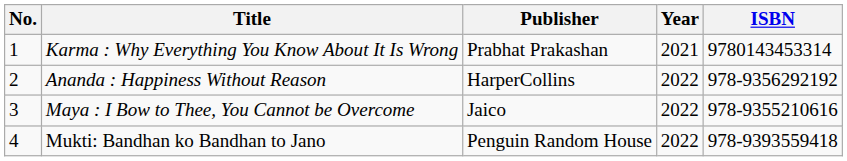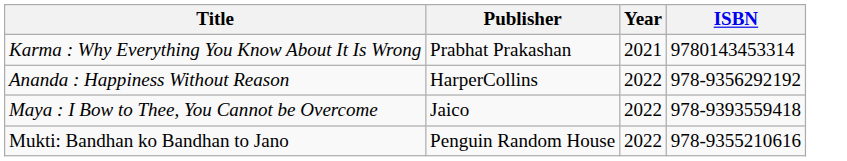- column: (23, 19)
(773, 110) 978-9355210616 -> (736, 110) 978-9393559418
(773, 140) 978-9393559418 -> (736, 140) 978-9355210616
